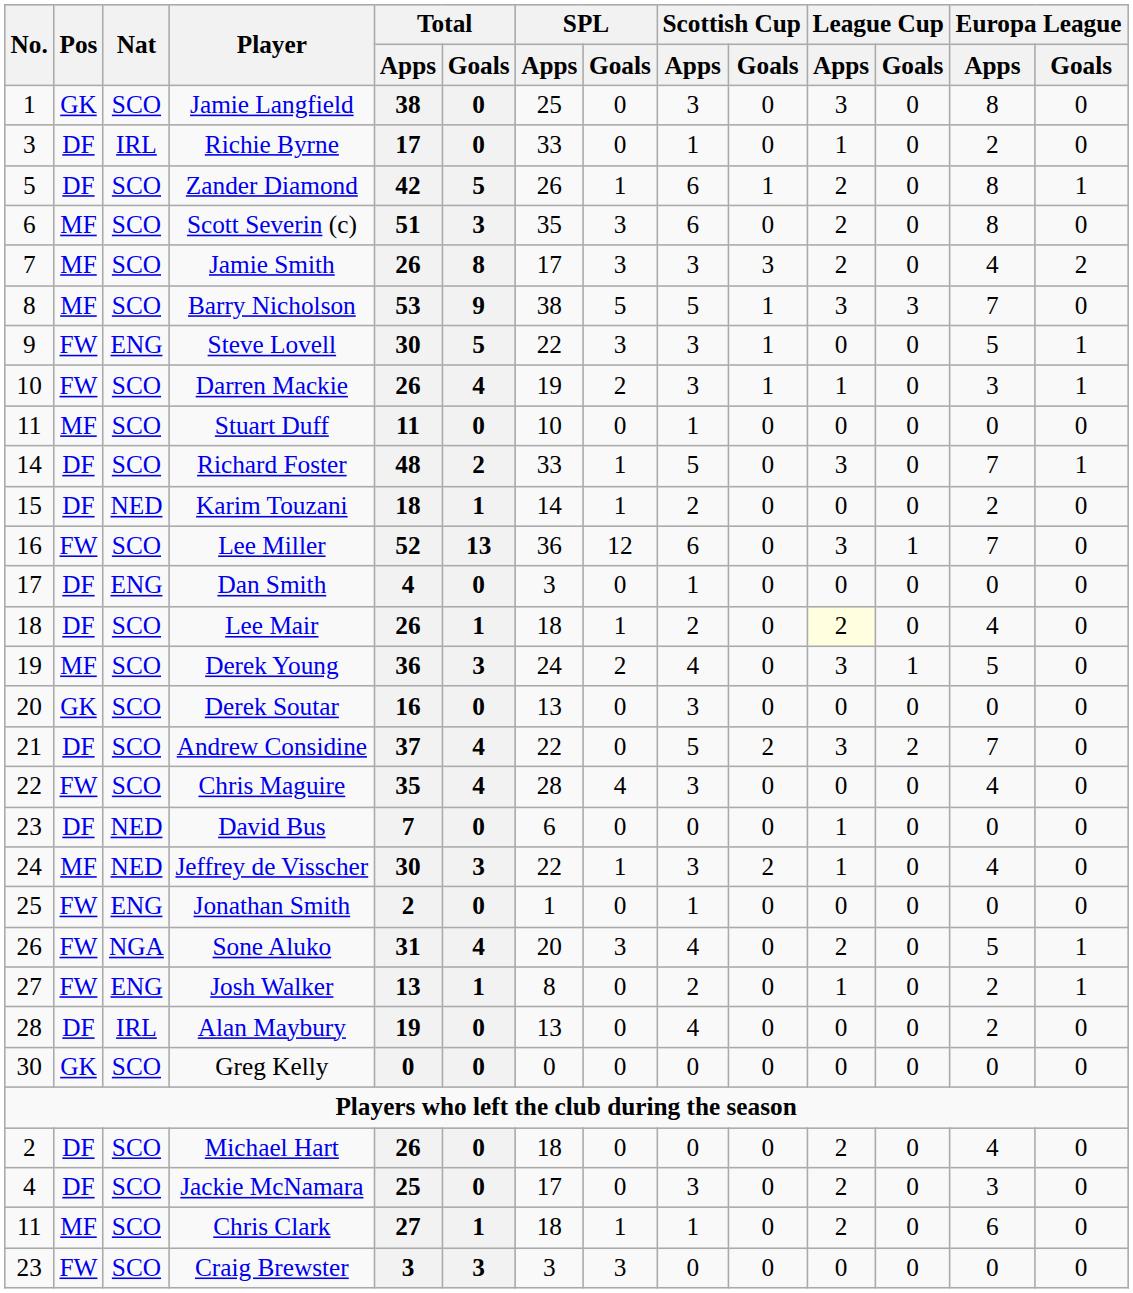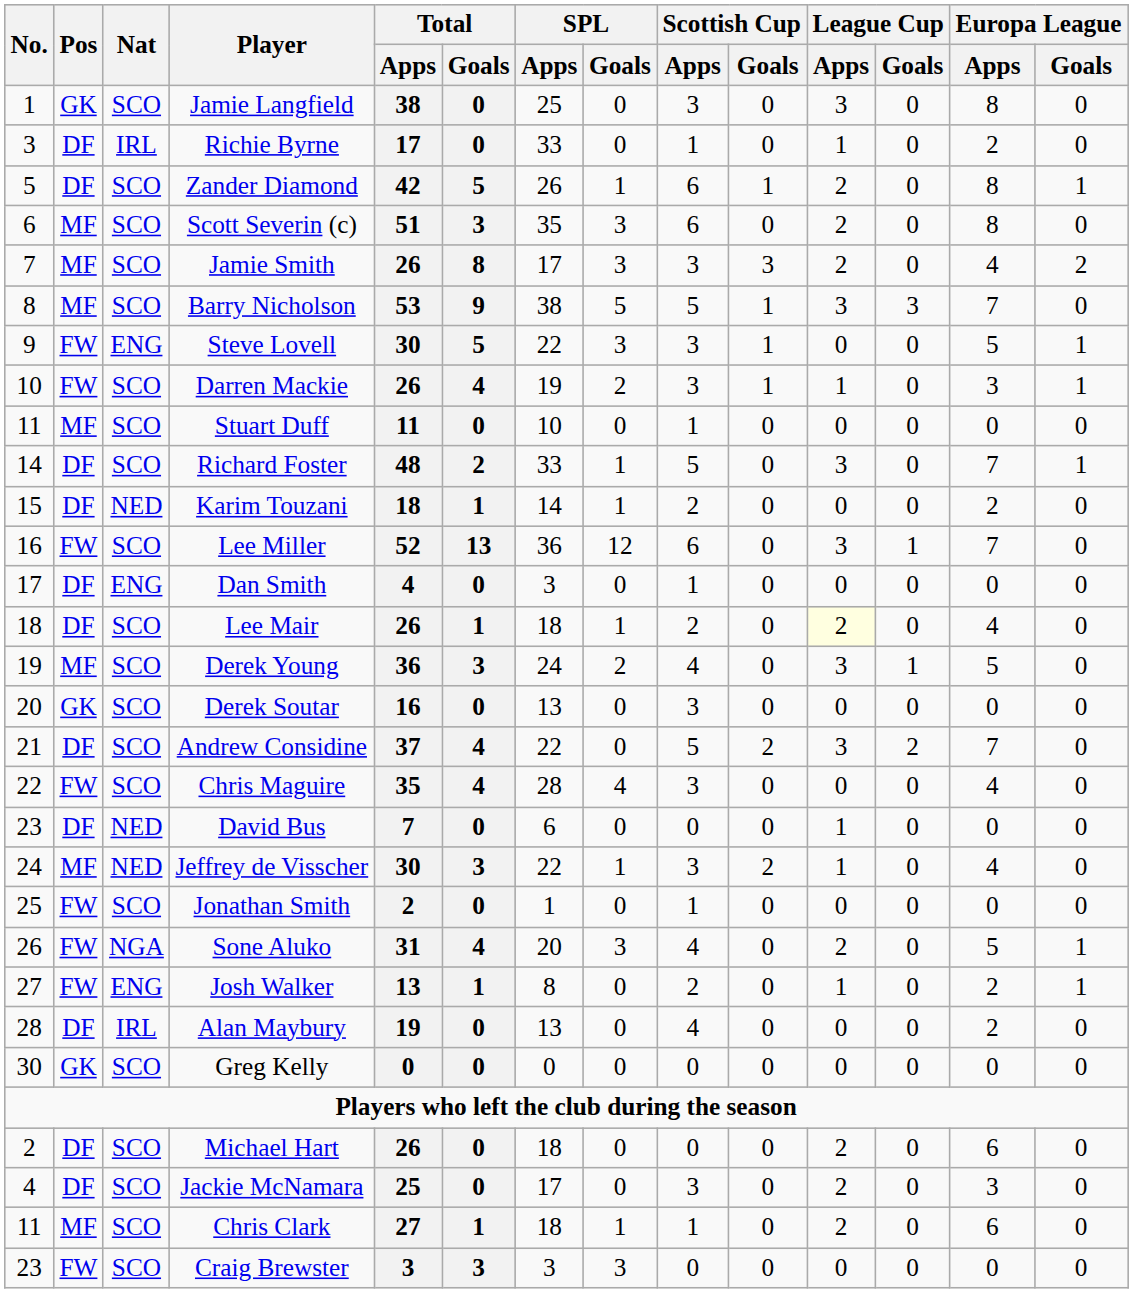(136, 906) ENG -> (136, 906) SCO
(992, 1147) 4 -> (992, 1147) 6
